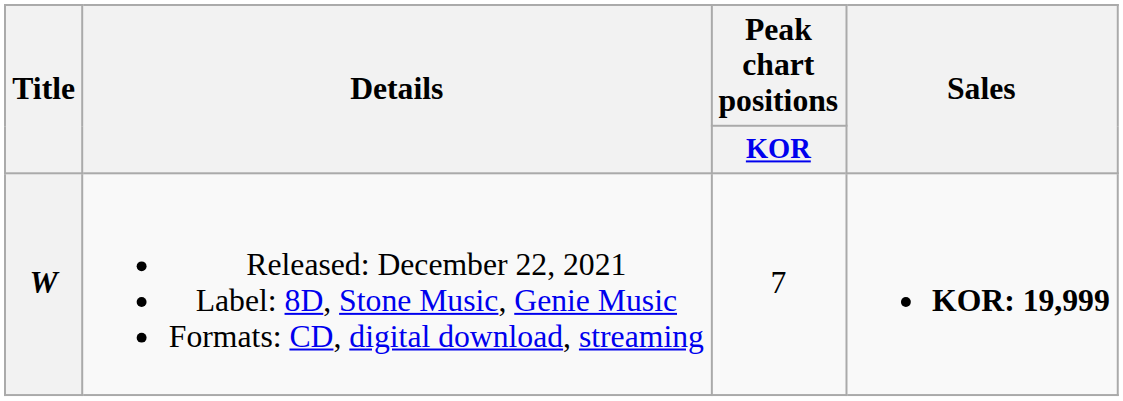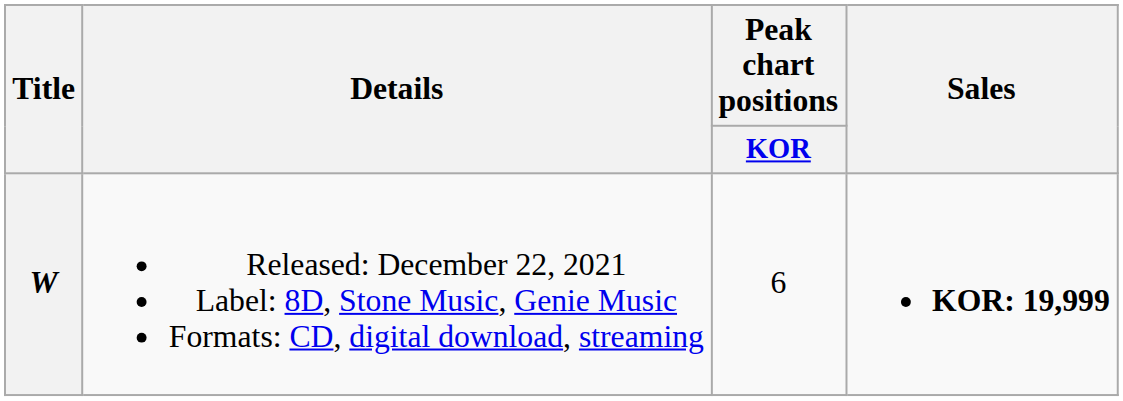(778, 283) 7 -> (778, 283) 6
